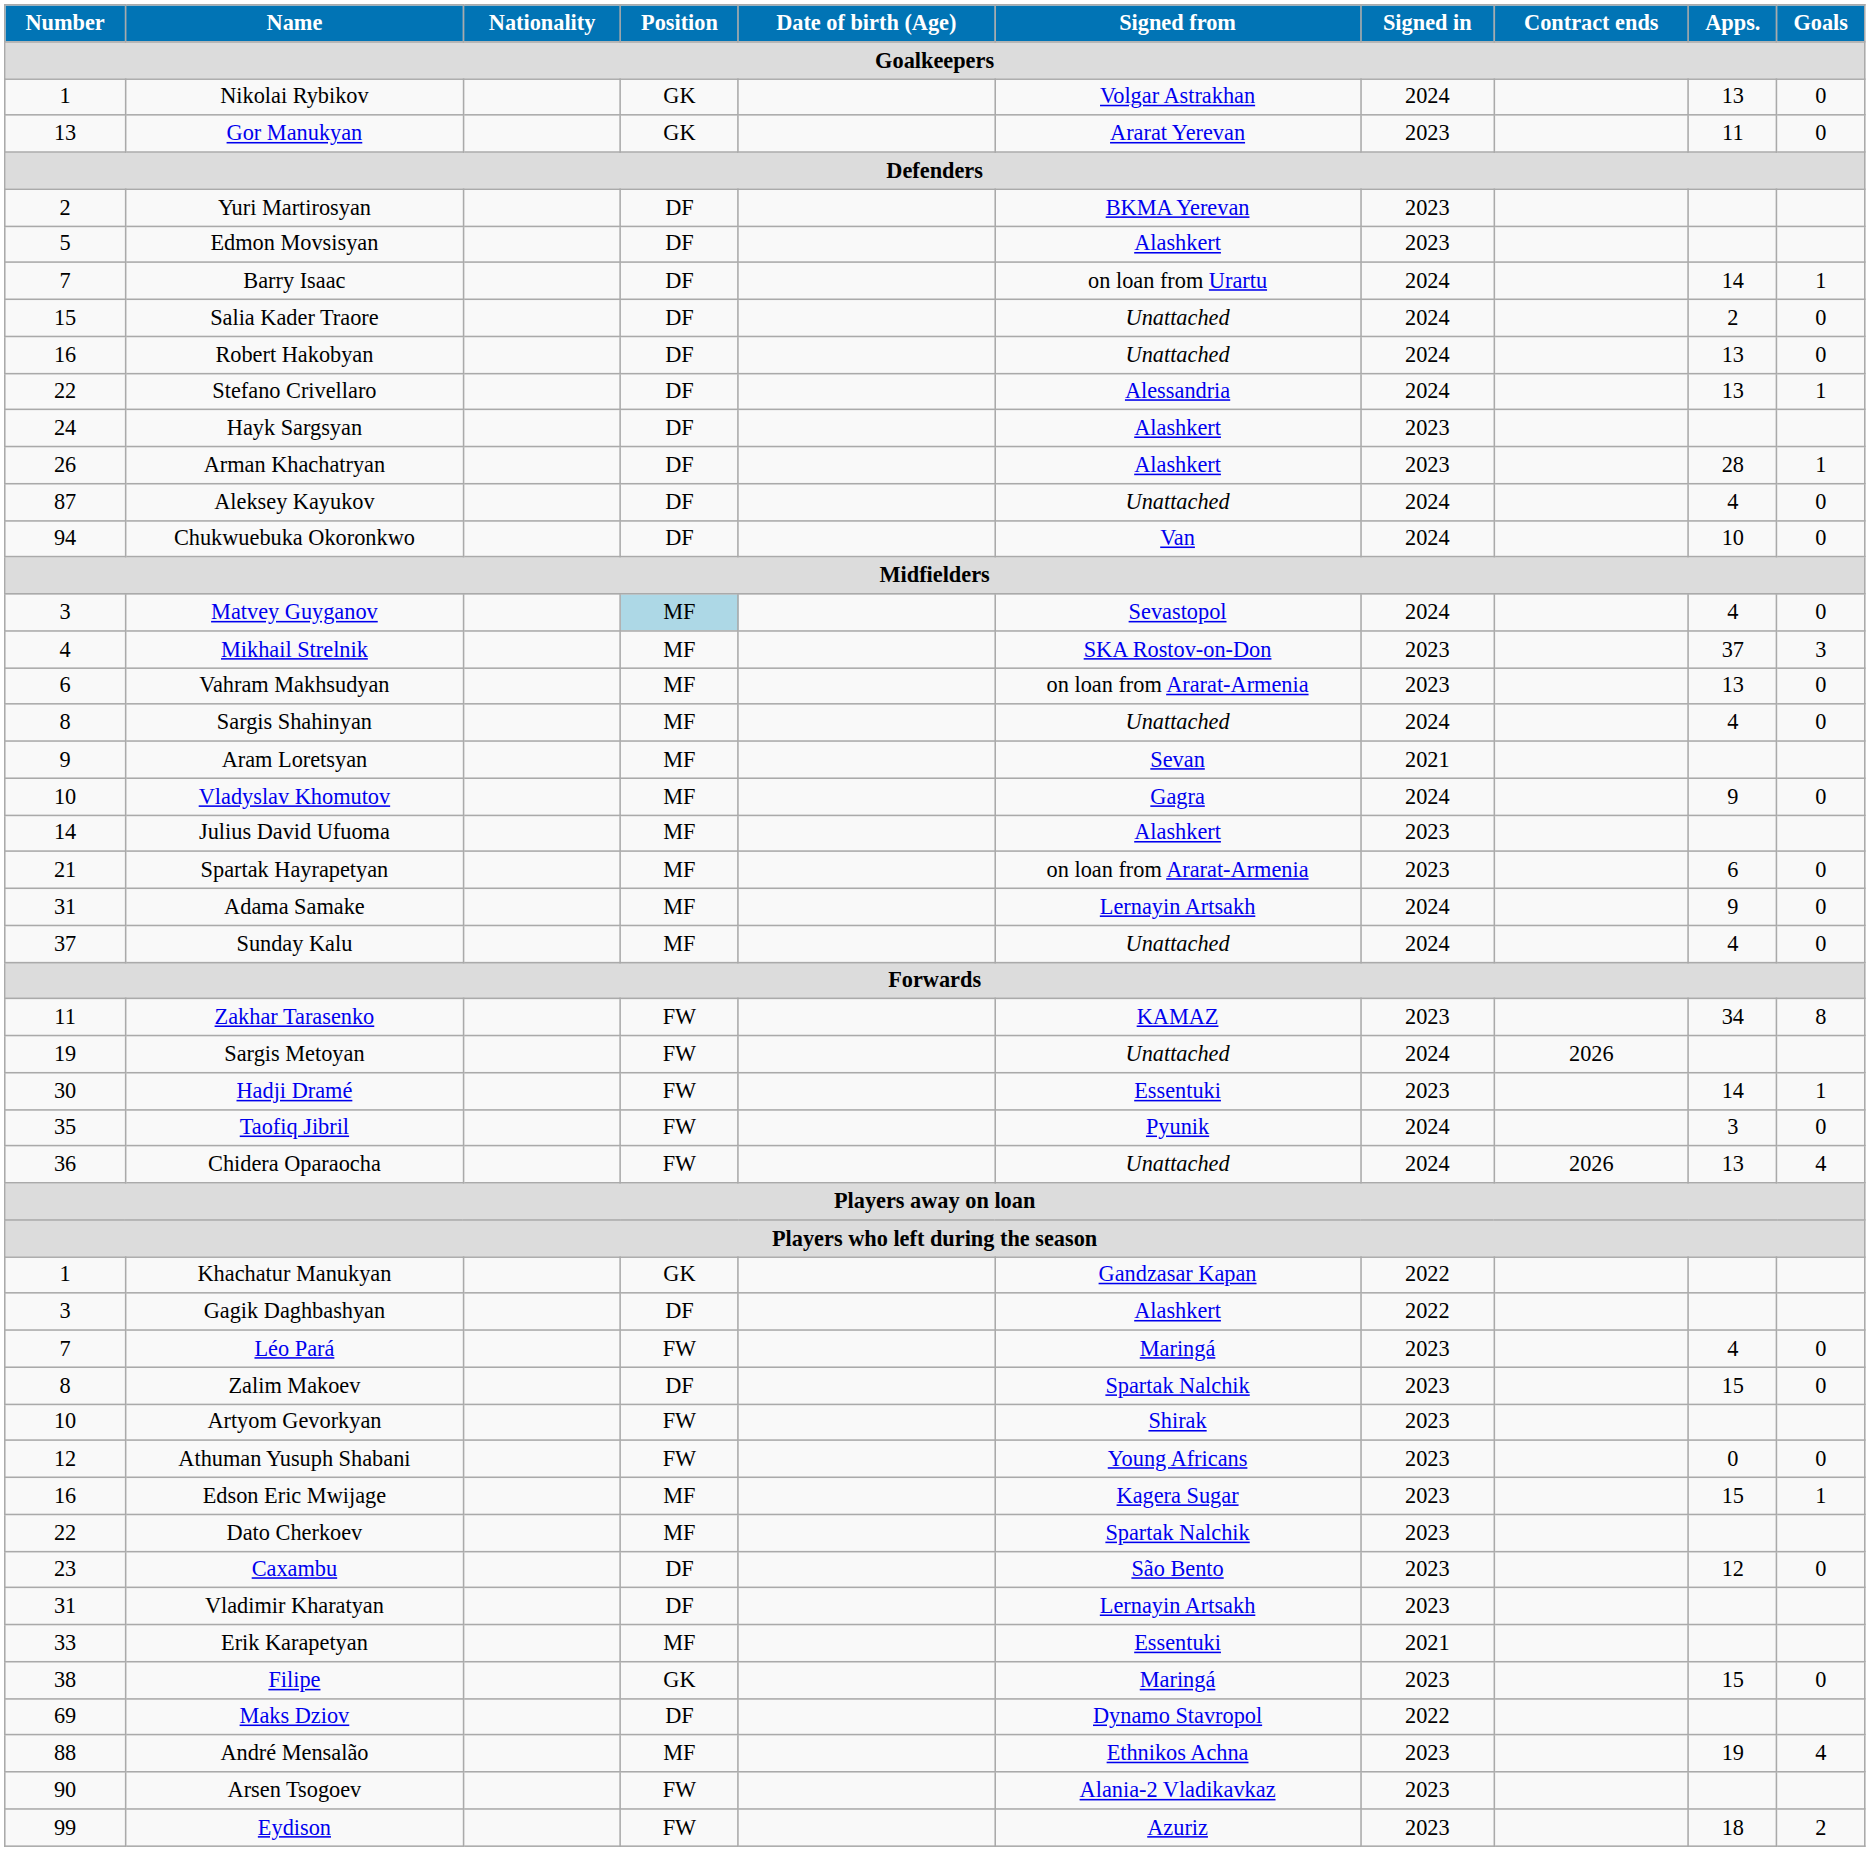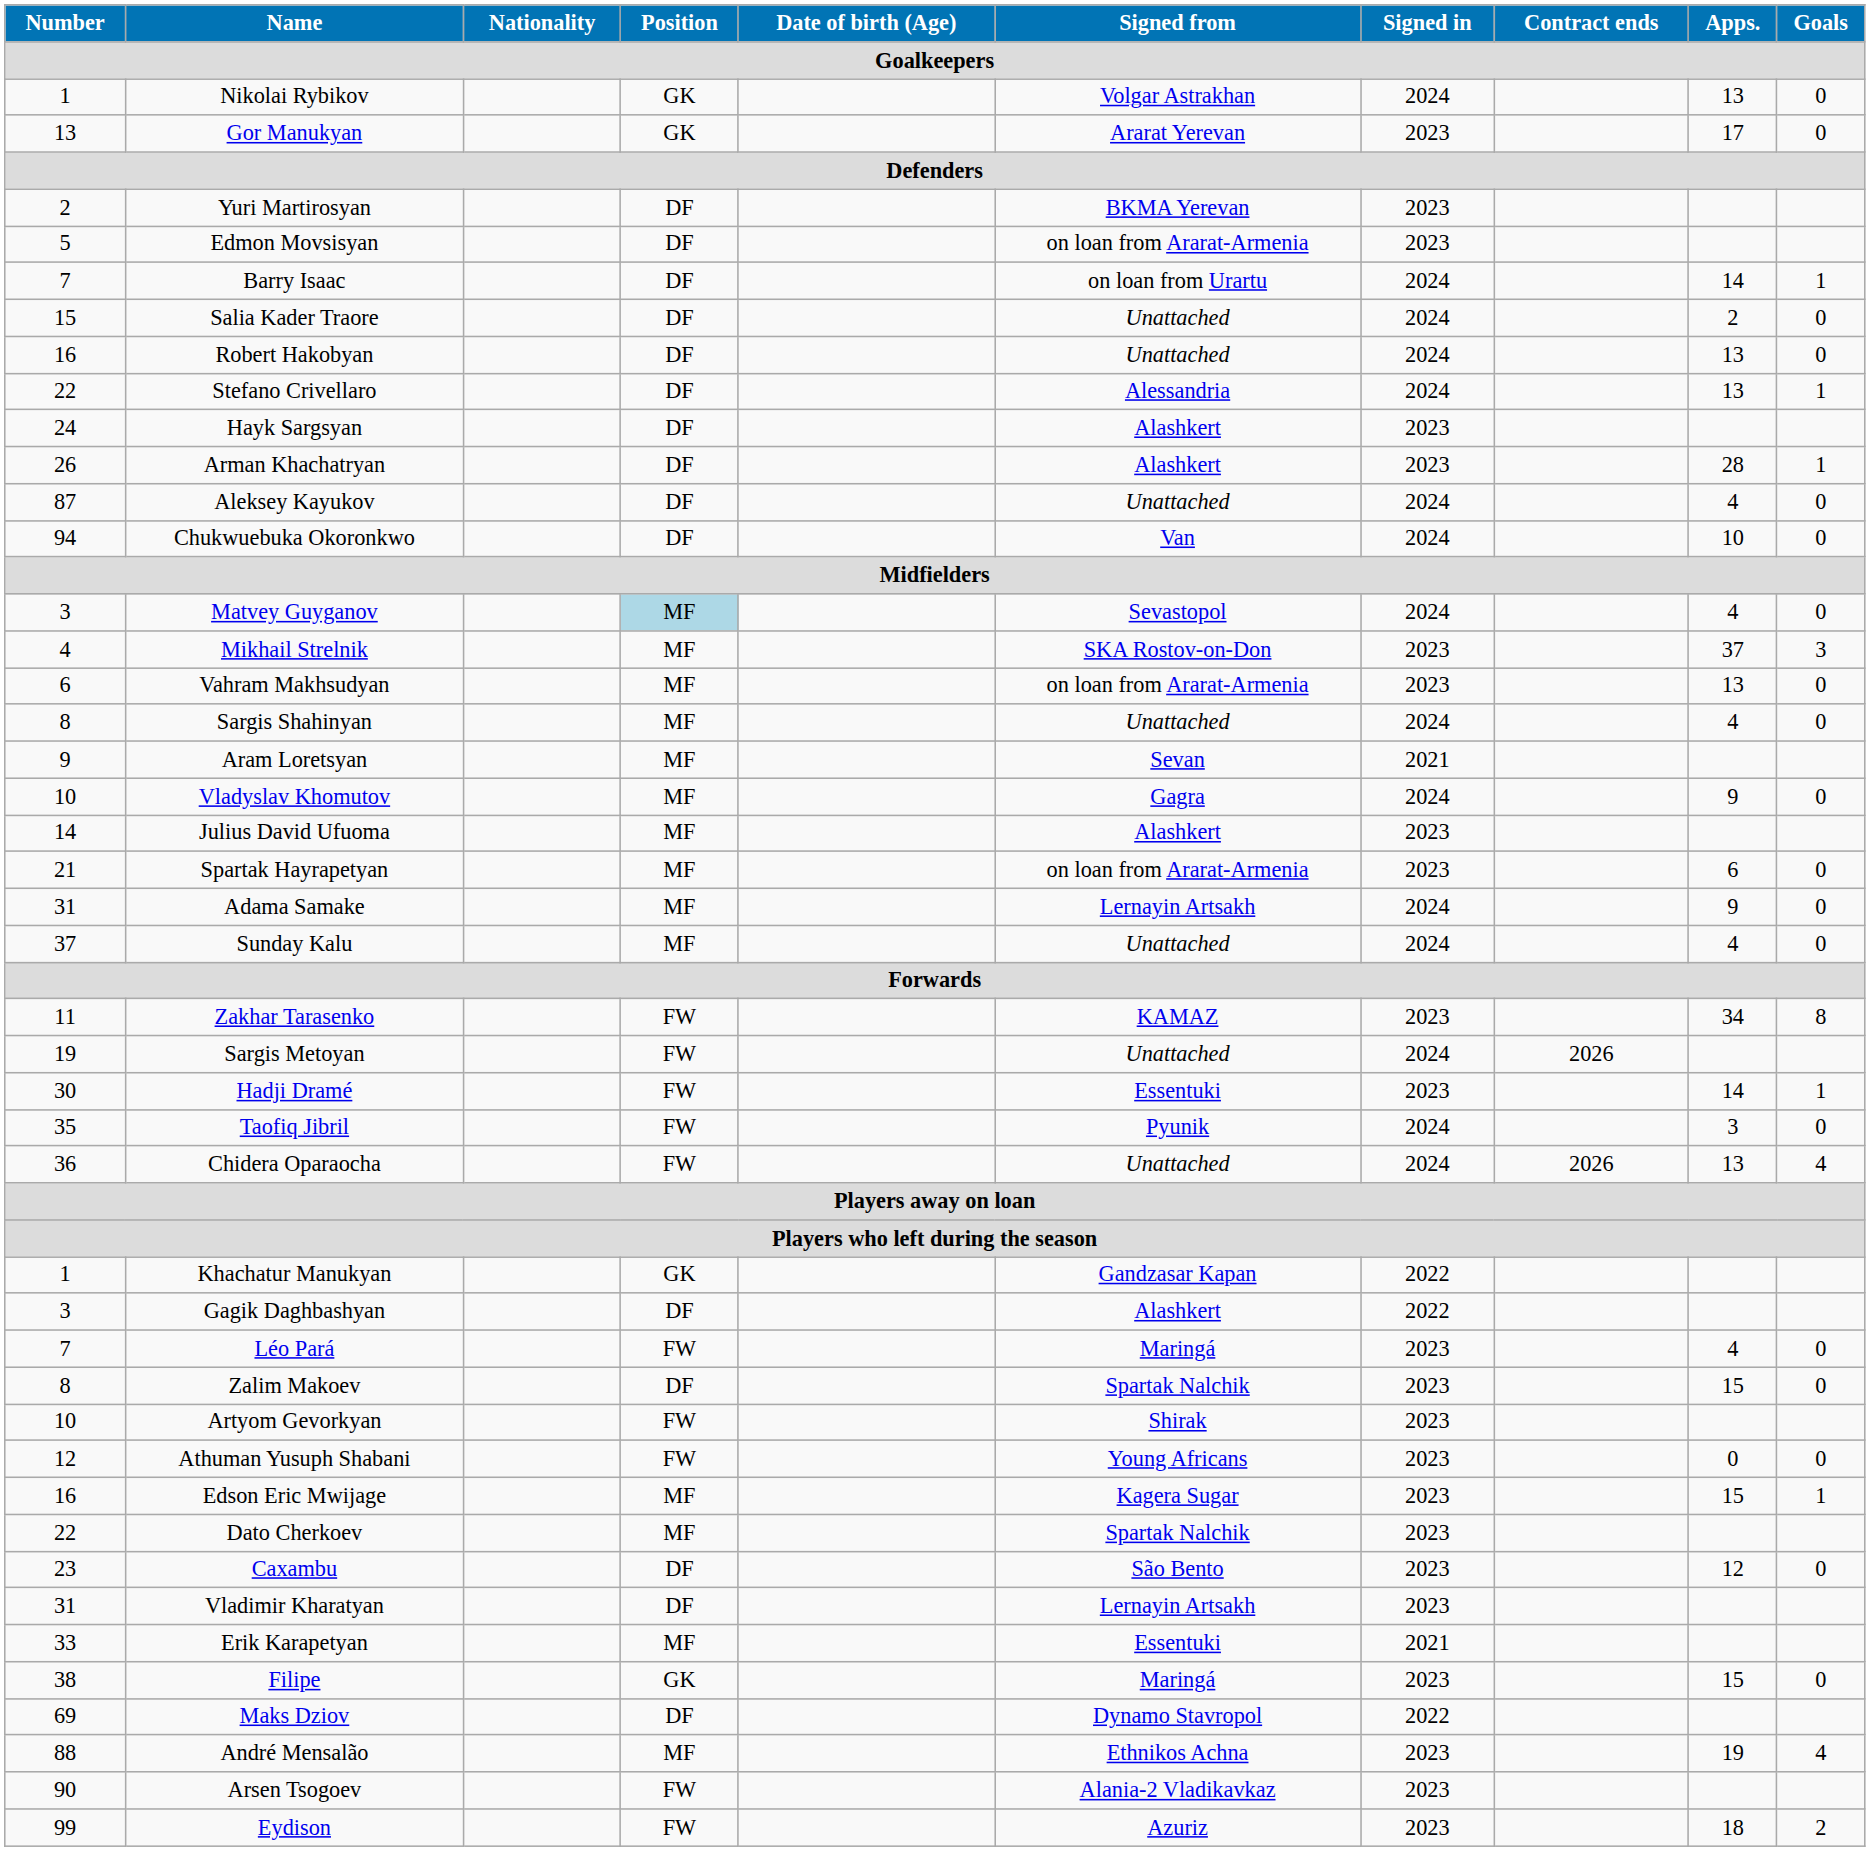(1733, 133) 11 -> (1733, 133) 17
(1178, 244) Alashkert -> (1178, 244) on loan from Ararat-Armenia
